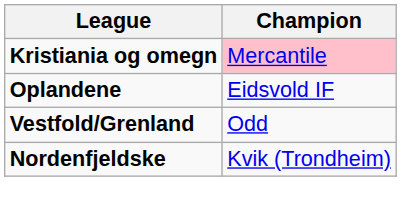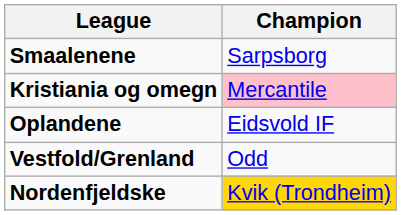+ row: (73, 55)
(309, 158) no background -> (309, 192) gold background
